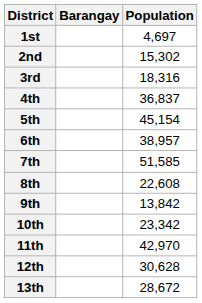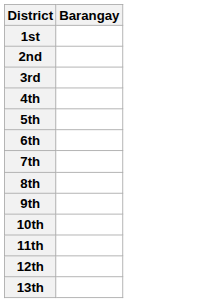- column: (160, 15)
